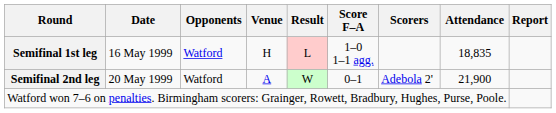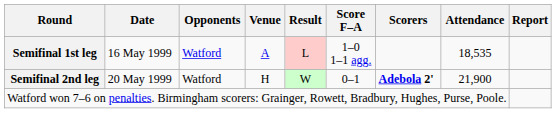(267, 53) H -> (265, 53) A
(475, 53) 18,835 -> (475, 53) 18,535
(267, 79) A -> (265, 79) H
(407, 79) normal -> (406, 79) bold
